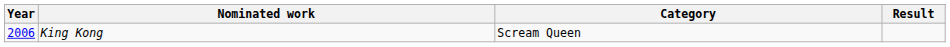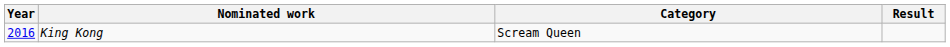(21, 33) 2006 -> (21, 33) 2016
